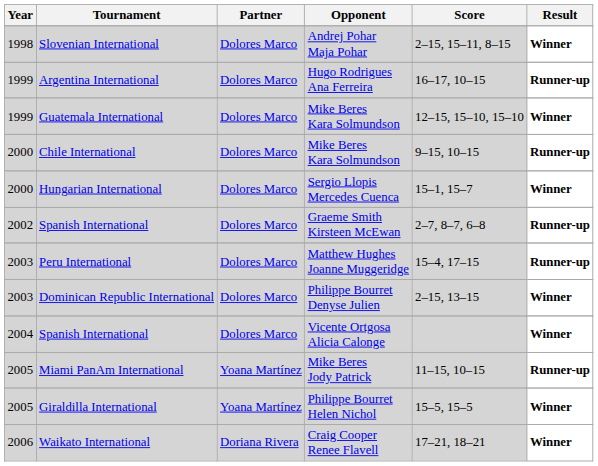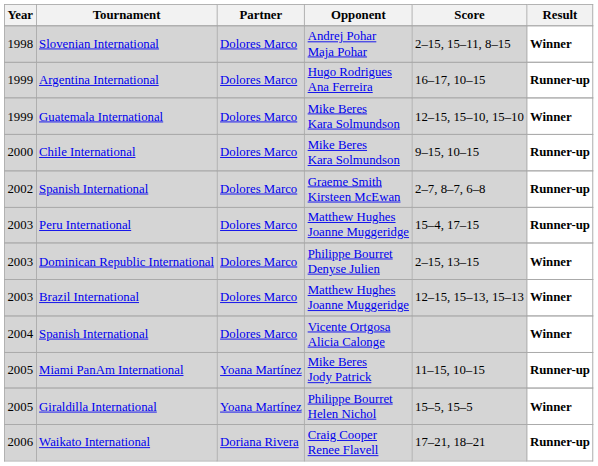- row: (100, 189)
+ row: (89, 298)
(551, 443) Winner -> (560, 443) Runner-up
